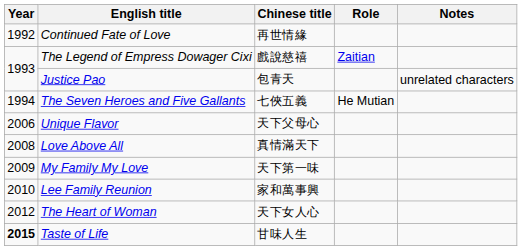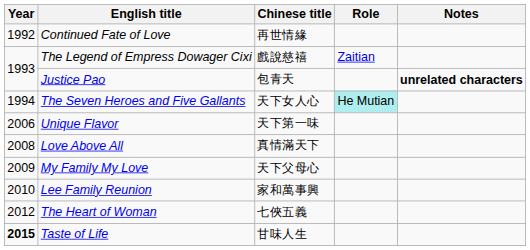(457, 79) normal -> (461, 79) bold
(282, 101) 七俠五義 -> (289, 101) 天下女人心
(366, 101) no background -> (366, 101) paleturquoise background
(289, 123) 天下父母心 -> (289, 123) 天下第一味
(289, 167) 天下第一味 -> (289, 167) 天下父母心
(289, 212) 天下女人心 -> (282, 212) 七俠五義
